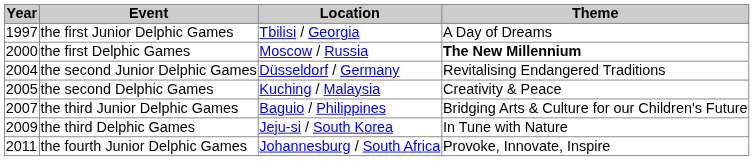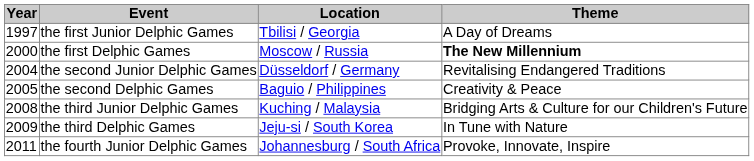(320, 89) Kuching / Malaysia -> (323, 89) Baguio / Philippines
(22, 108) 2007 -> (22, 108) 2008
(323, 108) Baguio / Philippines -> (320, 108) Kuching / Malaysia
